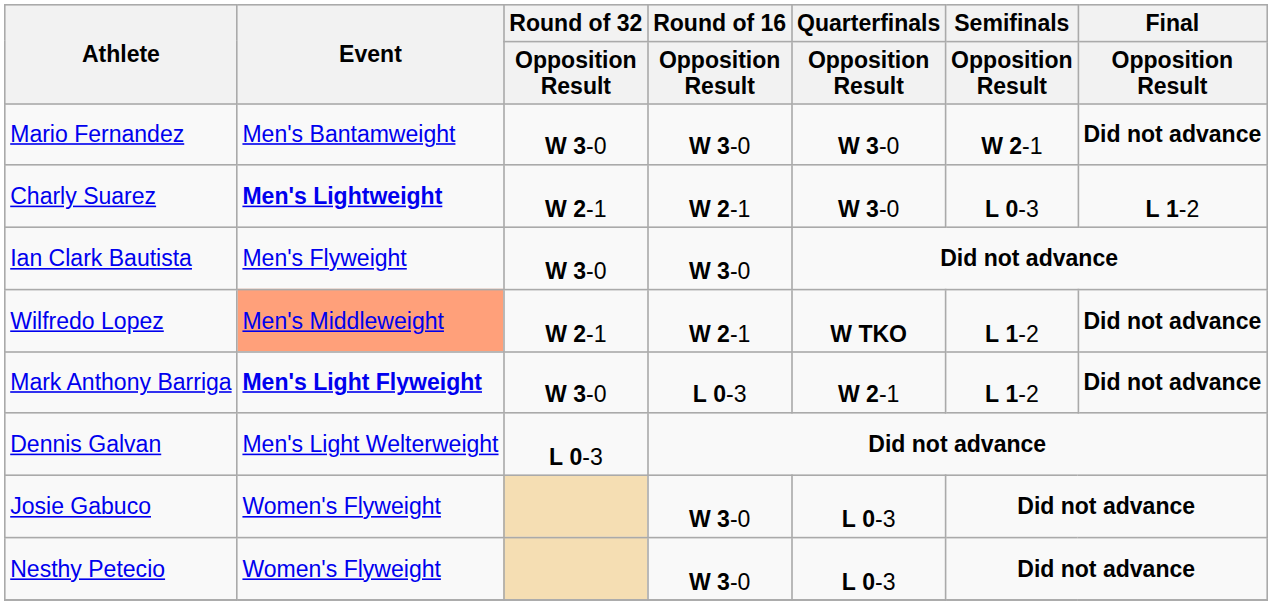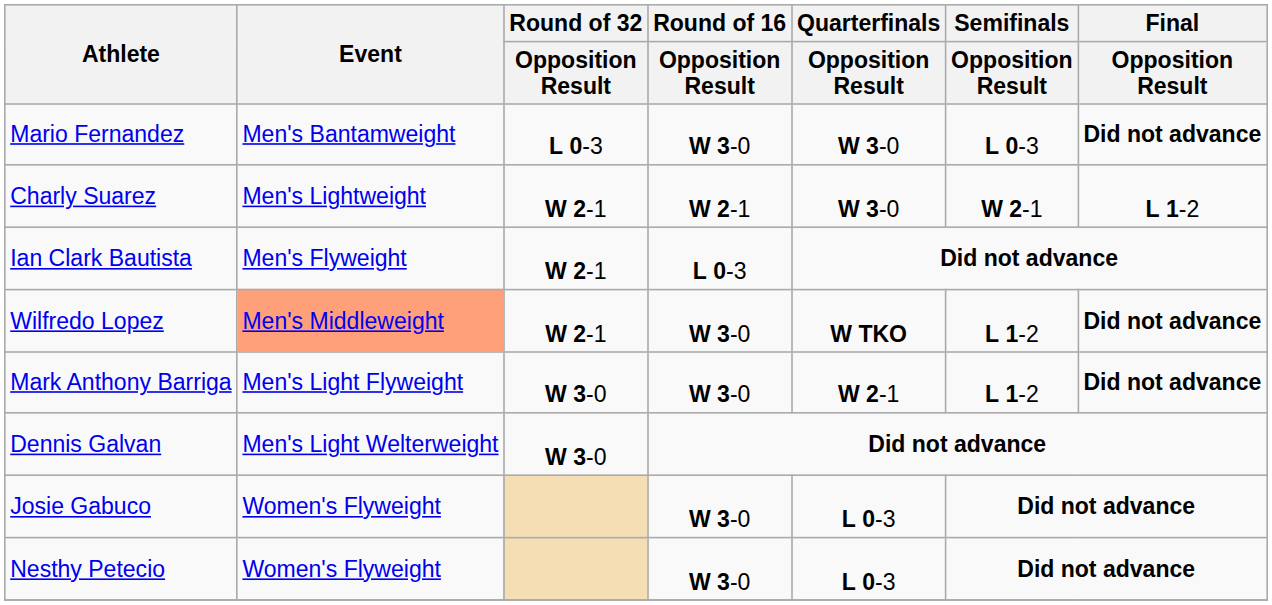(576, 147) W 3-0 -> (576, 147) L 0-3
(1012, 147) W 2-1 -> (1012, 147) L 0-3
(342, 197) bold -> (334, 197) normal
(1012, 209) L 0-3 -> (1012, 209) W 2-1
(576, 271) W 3-0 -> (576, 271) W 2-1
(720, 271) W 3-0 -> (720, 271) L 0-3
(720, 333) W 2-1 -> (720, 333) W 3-0
(362, 383) bold -> (353, 383) normal
(720, 395) L 0-3 -> (720, 395) W 3-0
(576, 457) L 0-3 -> (576, 457) W 3-0
